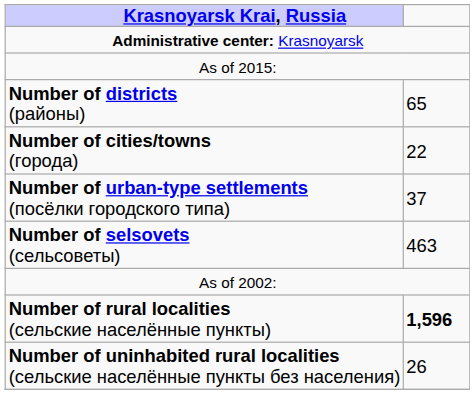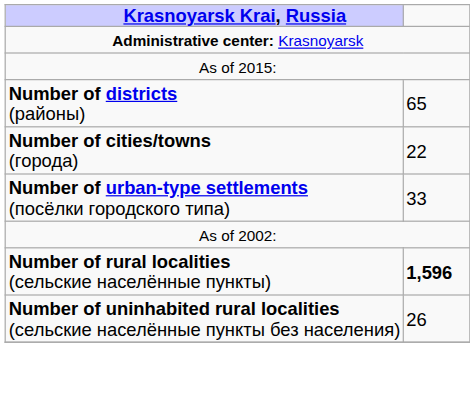(417, 198) 37 -> (417, 198) 33
- row: (99, 245)
